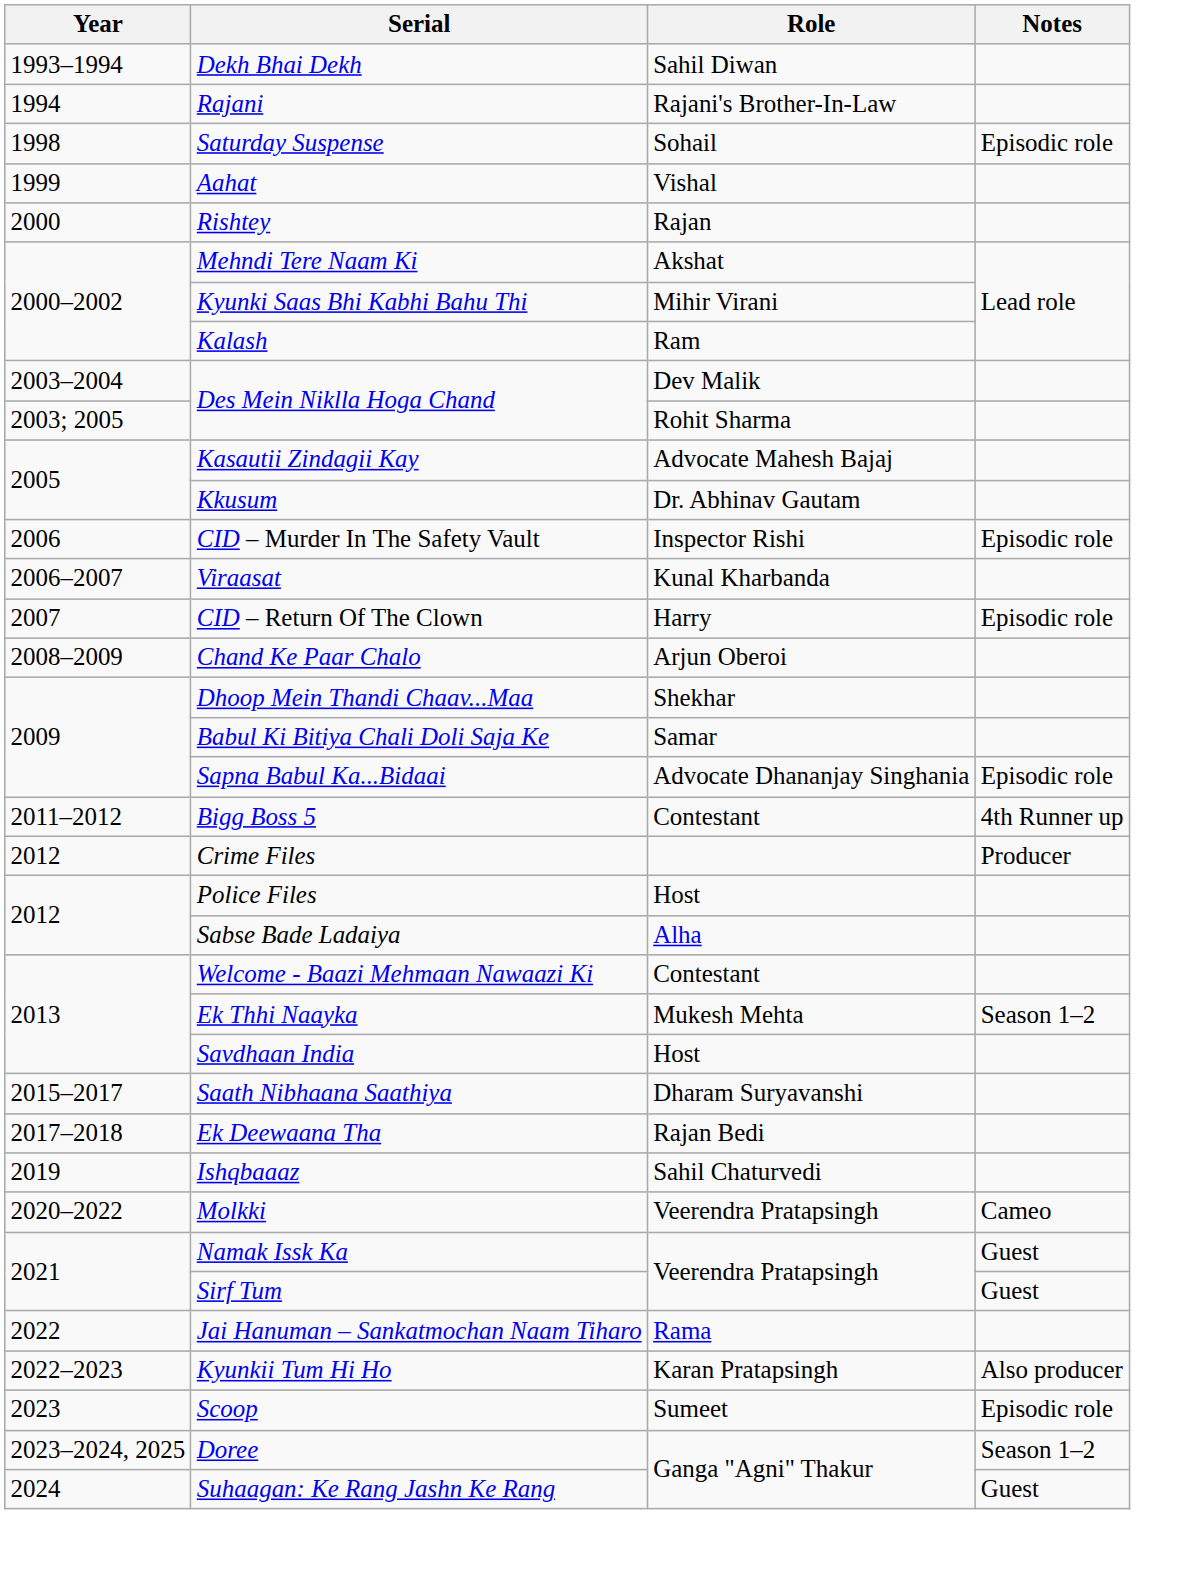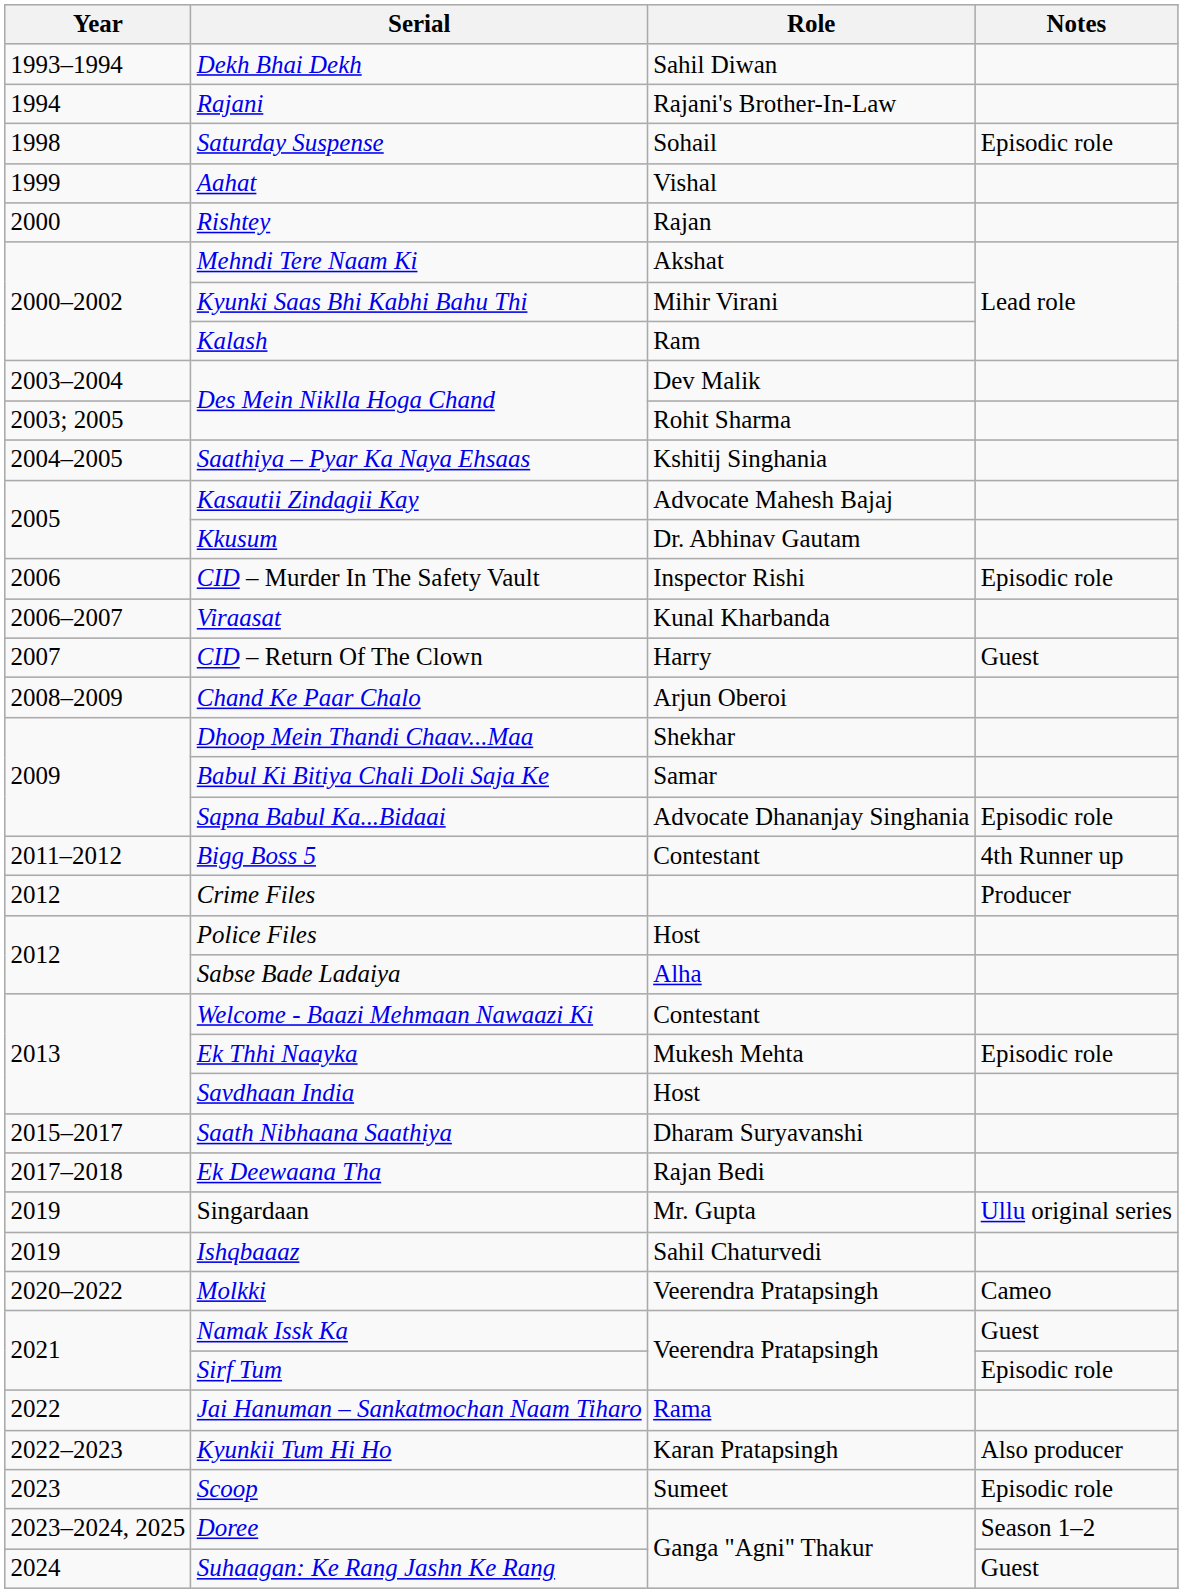+ row: (363, 459)
(1047, 618) Episodic role -> (1010, 657) Guest
(1038, 1013) Season 1–2 -> (1047, 1053) Episodic role
+ row: (253, 1211)
(1010, 1291) Guest -> (1047, 1370) Episodic role
